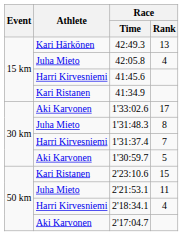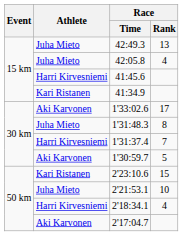(65, 45) Kari Härkönen -> (58, 45) Juha Mieto
(164, 190) 11 -> (164, 190) 10
